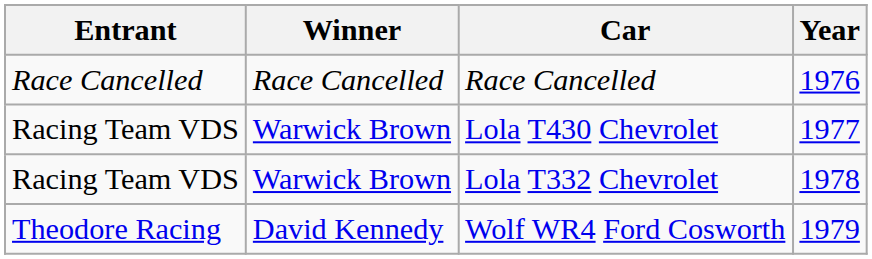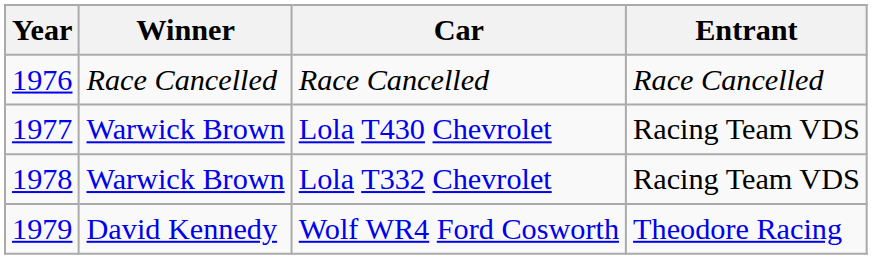columns swapped: (830, 29) <-> (125, 29)
